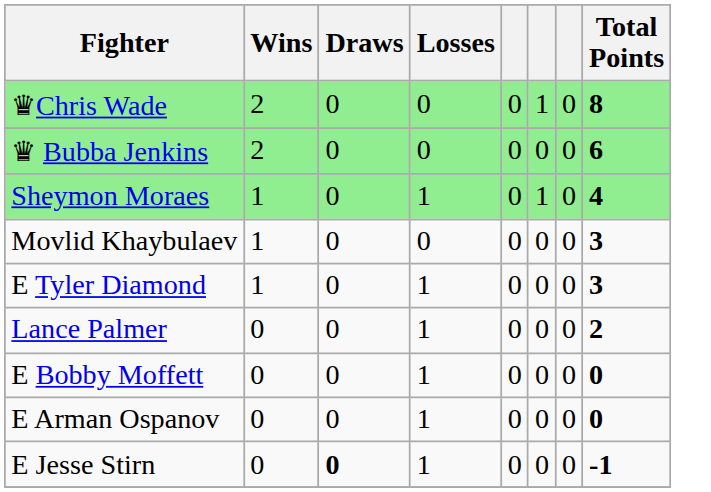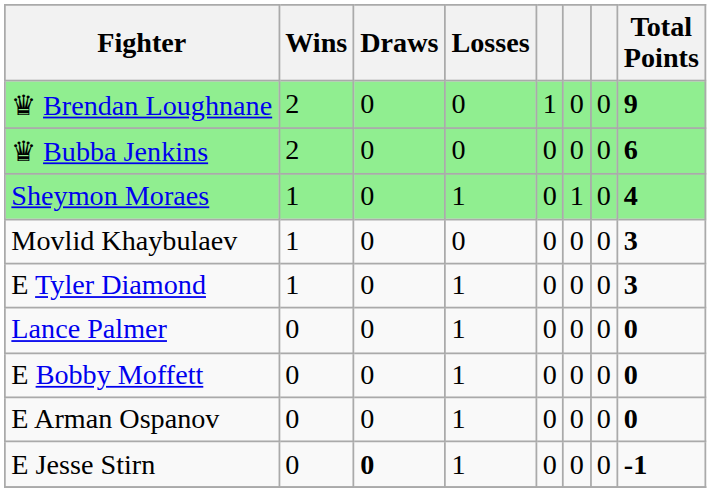+ row: (142, 104)
- row: (89, 104)
(596, 329) 2 -> (631, 329) 0
